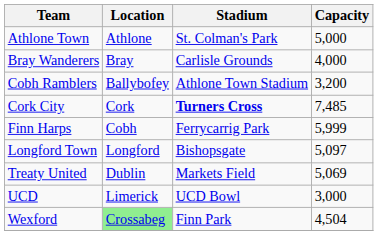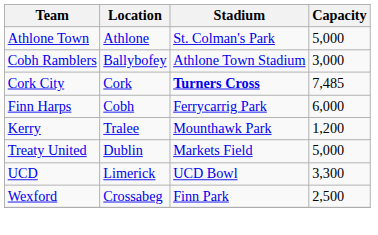- row: (53, 60)
(331, 83) 3,200 -> (328, 60) 3,000
(331, 128) 5,999 -> (328, 106) 6,000
+ row: (24, 128)
- row: (52, 151)
(331, 173) 5,069 -> (328, 151) 5,000
(331, 196) 3,000 -> (328, 173) 3,300
(135, 219) lightgreen background -> (133, 196) no background
(331, 219) 4,504 -> (328, 196) 2,500
